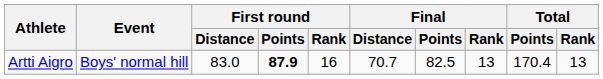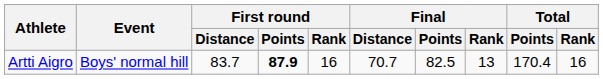(225, 63) 83.0 -> (225, 63) 83.7
(578, 63) 13 -> (578, 63) 16
